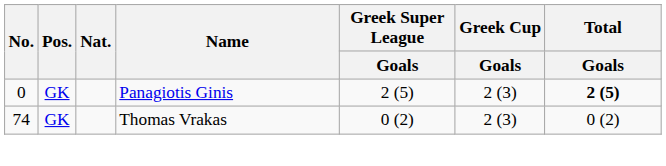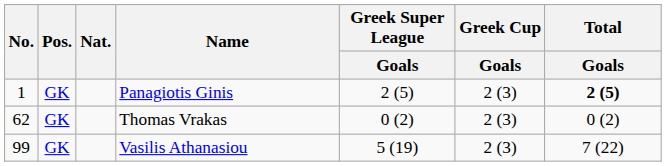(21, 92) 0 -> (21, 92) 1
(21, 119) 74 -> (21, 119) 62
+ row: (183, 147)
